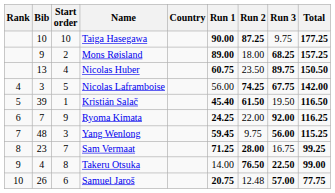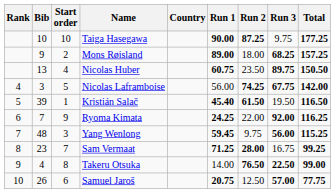(253, 180) 12.48 -> (253, 180) 12.50
